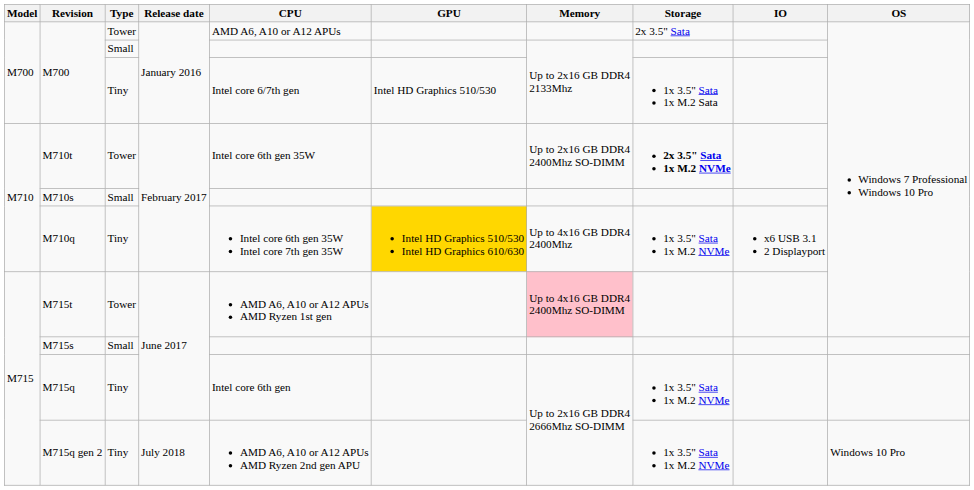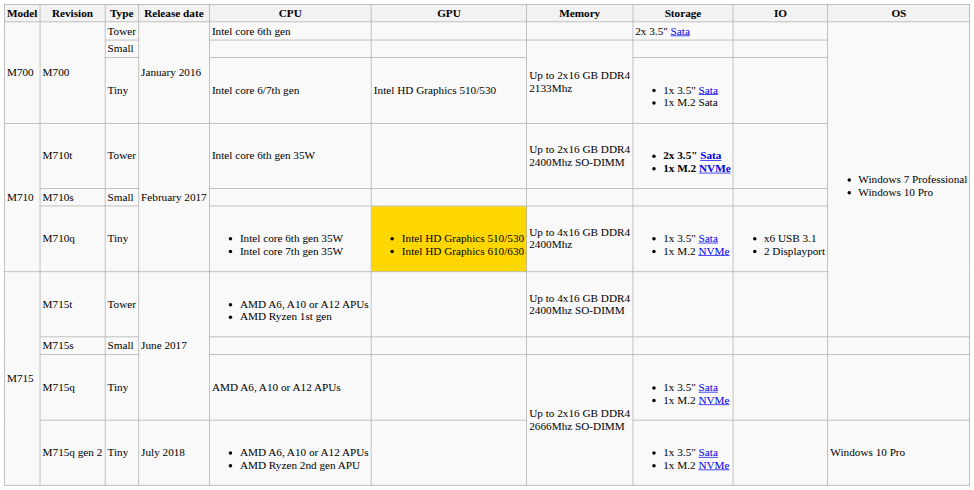(276, 31) AMD A6, A10 or A12 APUs -> (251, 31) Intel core 6th gen
(580, 304) pink background -> (580, 304) no background
(251, 387) Intel core 6th gen -> (276, 387) AMD A6, A10 or A12 APUs
